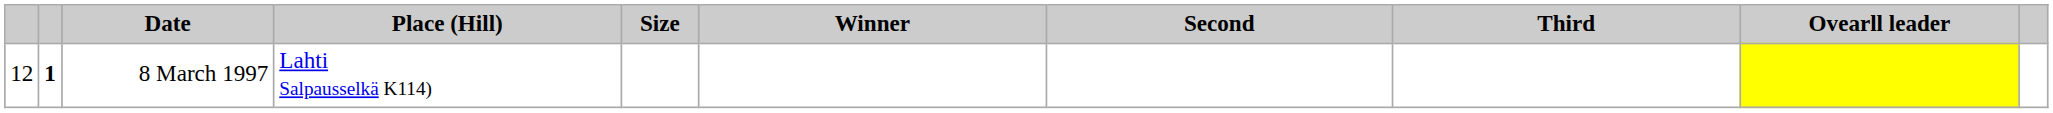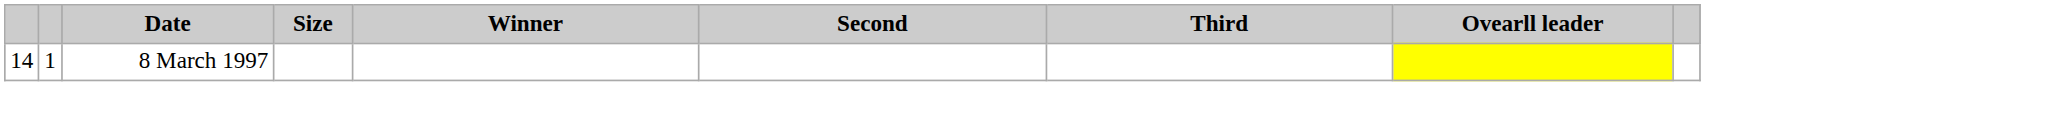- column: (447, 23)
(22, 74) 12 -> (22, 60) 14
(50, 74) bold -> (50, 60) normal
